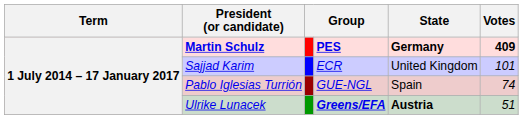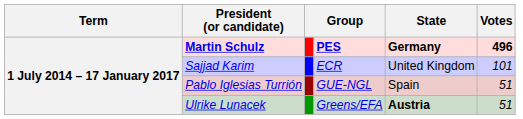(505, 47) 409 -> (502, 47) 496
(509, 85) 74 -> (506, 85) 51
(351, 104) bold -> (349, 104) normal
